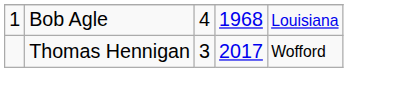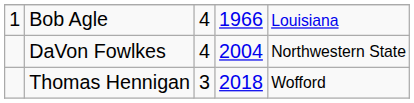(241, 20) 1968 -> (241, 20) 1966
+ row: (98, 51)
(241, 51) 2017 -> (241, 82) 2018
